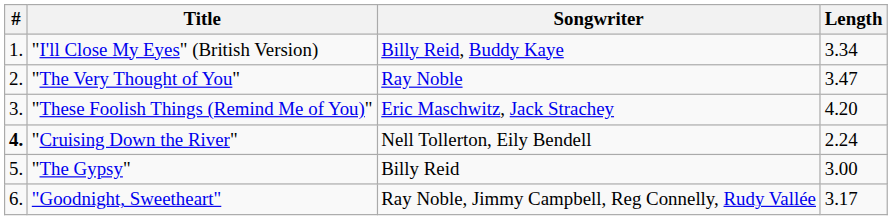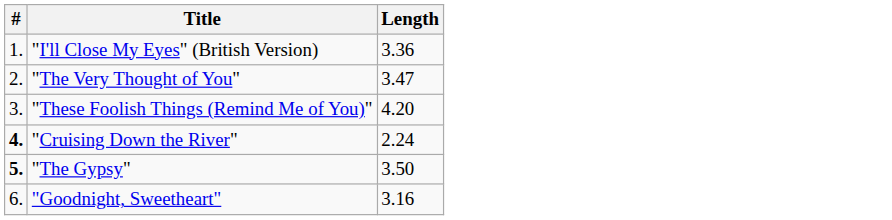- column: (599, 19)
(841, 49) 3.34 -> (398, 49) 3.36
(16, 169) normal -> (16, 169) bold
(841, 169) 3.00 -> (398, 169) 3.50
(841, 199) 3.17 -> (398, 199) 3.16
